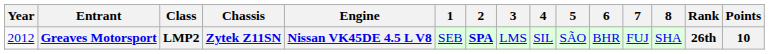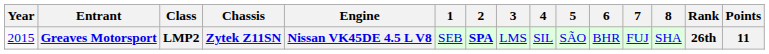(21, 38) 2012 -> (21, 38) 2015
(743, 38) 10 -> (743, 38) 11
